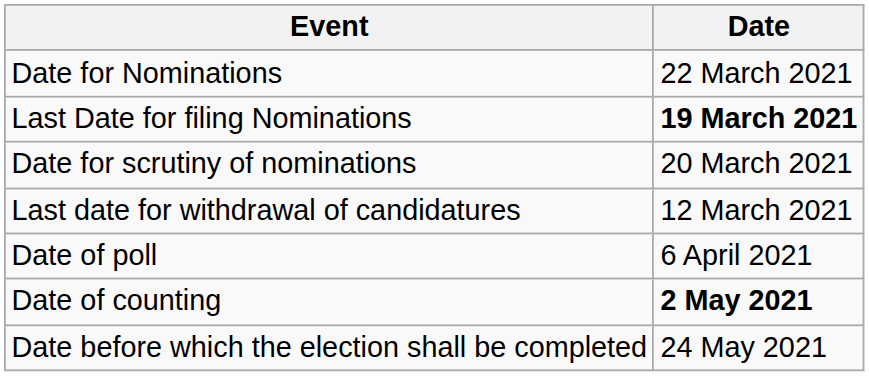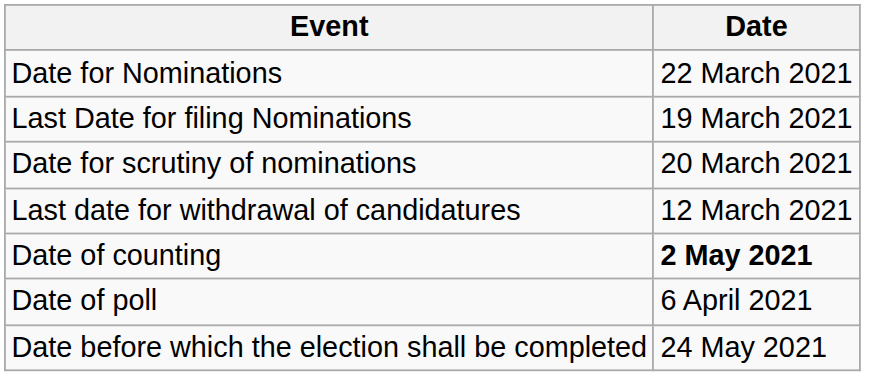(759, 118) bold -> (756, 118) normal
rows swapped: (84, 255) <-> (116, 301)
